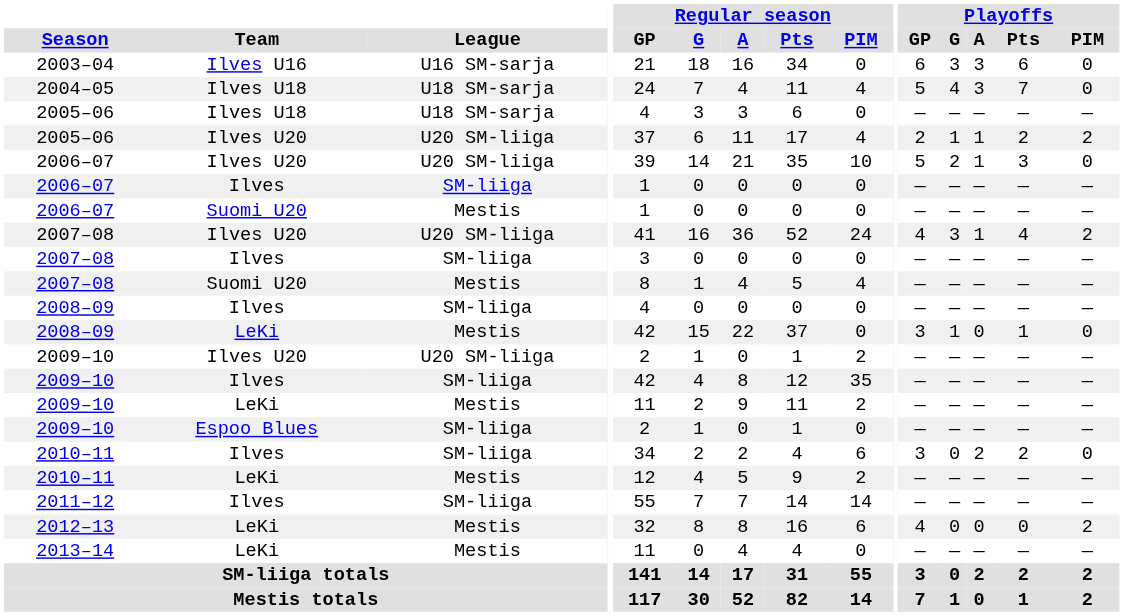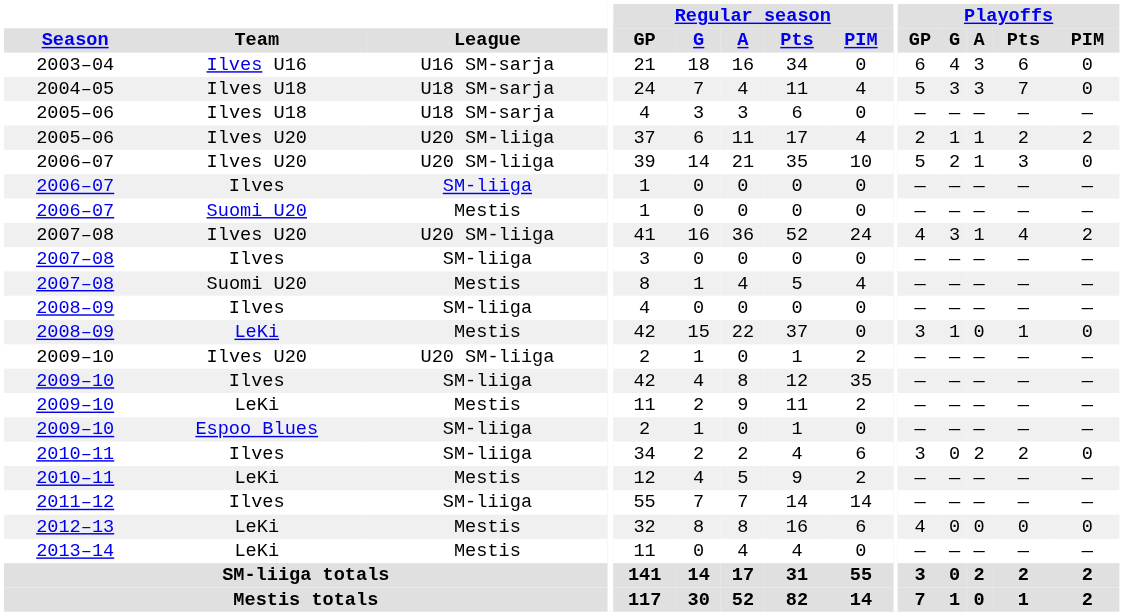(954, 65) 3 -> (954, 65) 4
(954, 89) 4 -> (954, 89) 3
(1087, 527) 2 -> (1087, 527) 0
